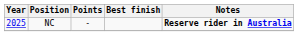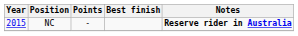(16, 24) 2025 -> (16, 24) 2015
